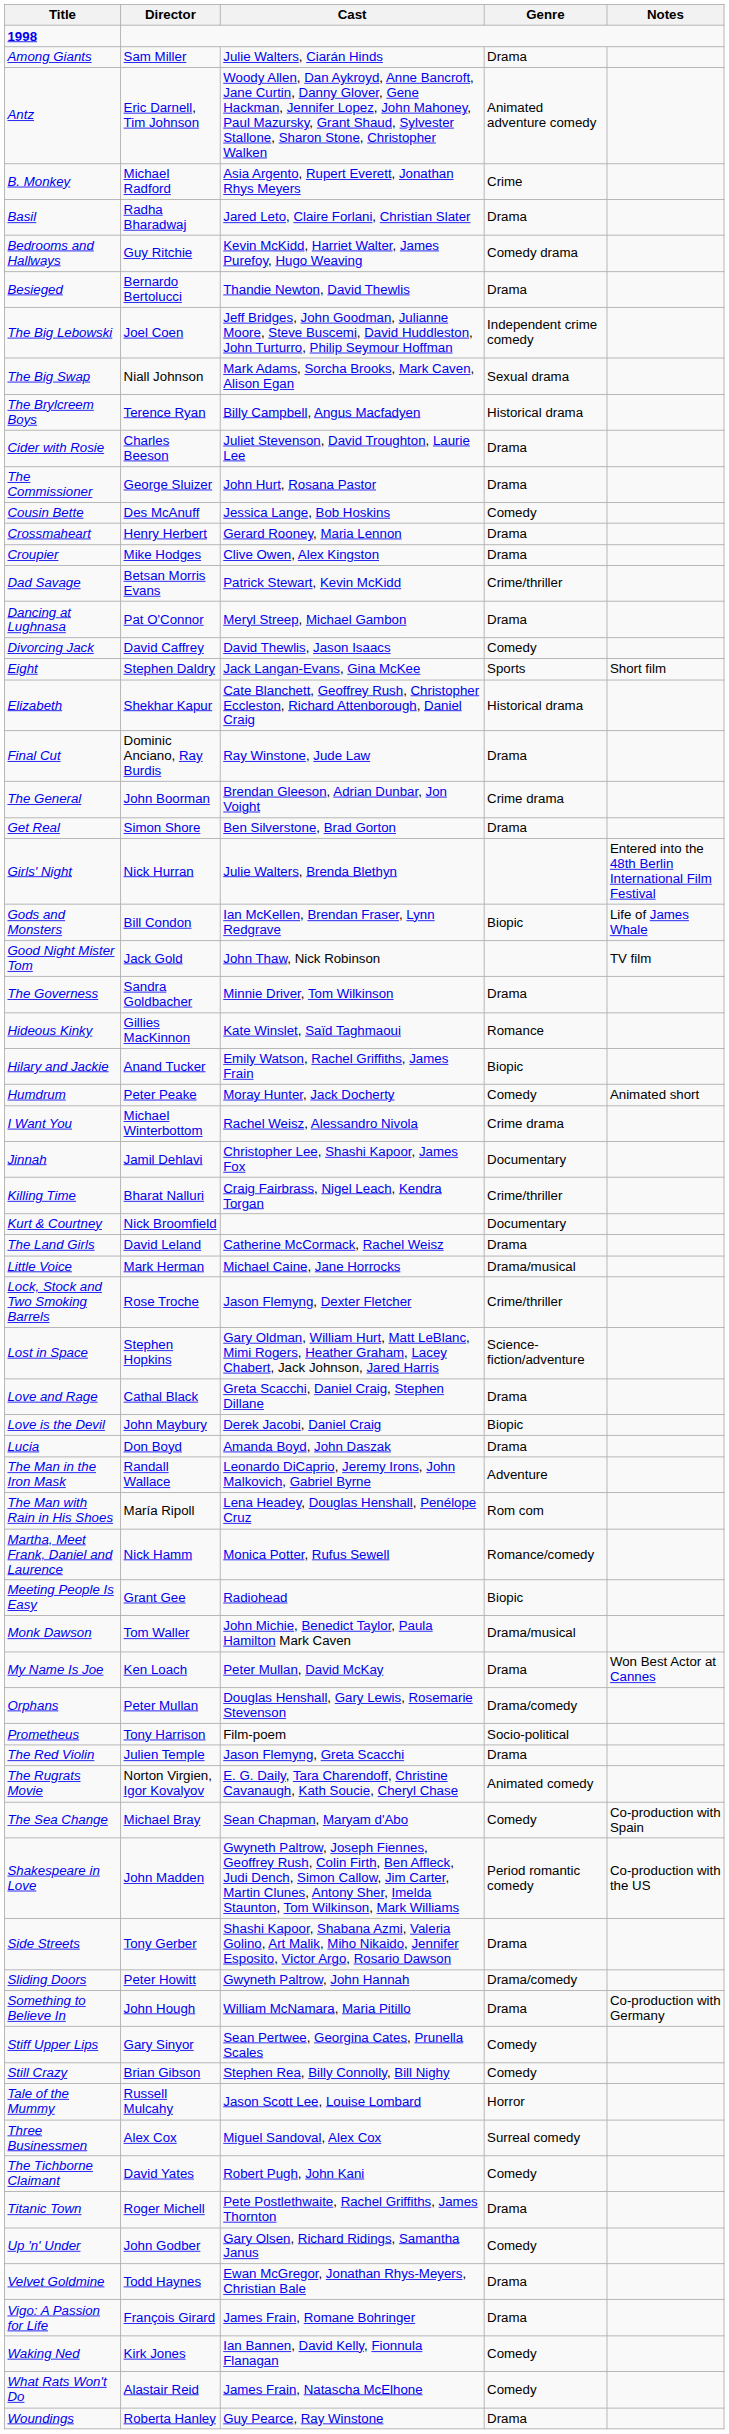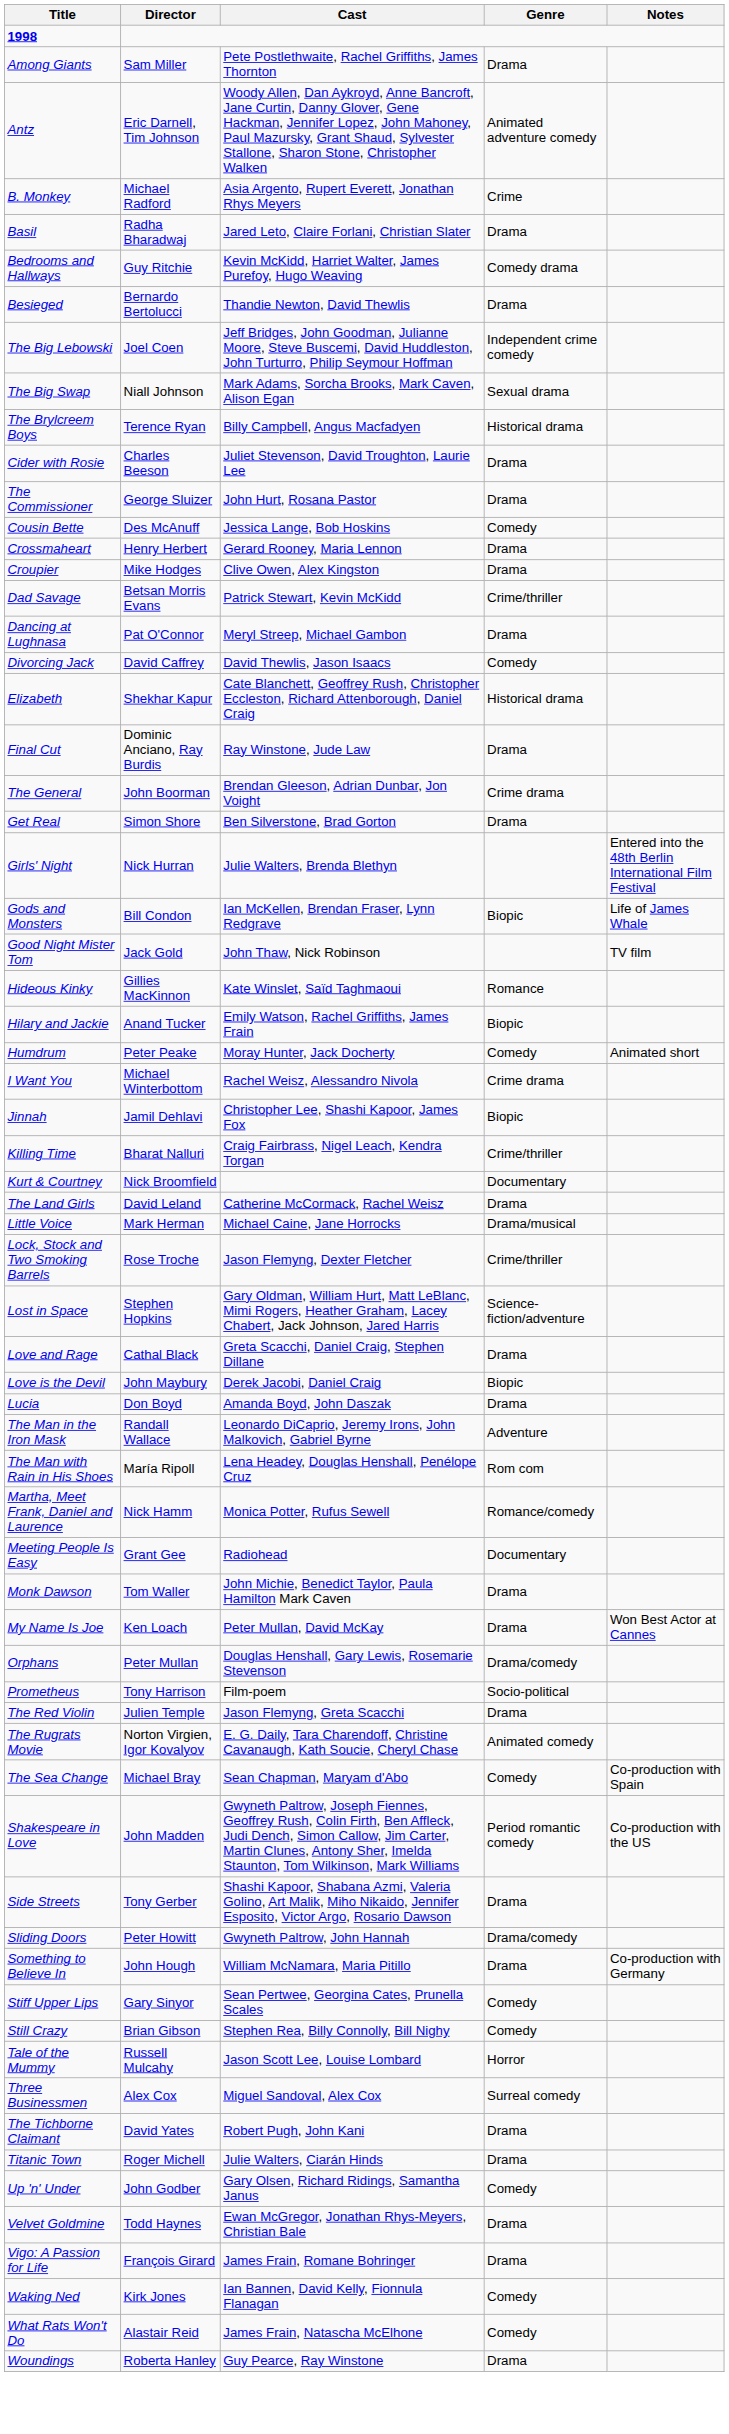(303, 57) Julie Walters, Ciarán Hinds -> (350, 64) Pete Postlethwaite, Rachel Griffiths, James Thornton
- row: (23, 669)
- row: (53, 994)
(527, 1159) Documentary -> (505, 1117) Biopic
(505, 1597) Biopic -> (527, 1555) Documentary
(531, 1633) Drama/musical -> (507, 1591) Drama
(512, 2173) Comedy -> (507, 2131) Drama
(350, 2209) Pete Postlethwaite, Rachel Griffiths, James Thornton -> (303, 2160) Julie Walters, Ciarán Hinds
